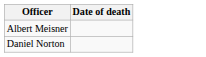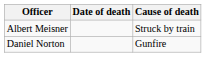+ column: (167, 12)
